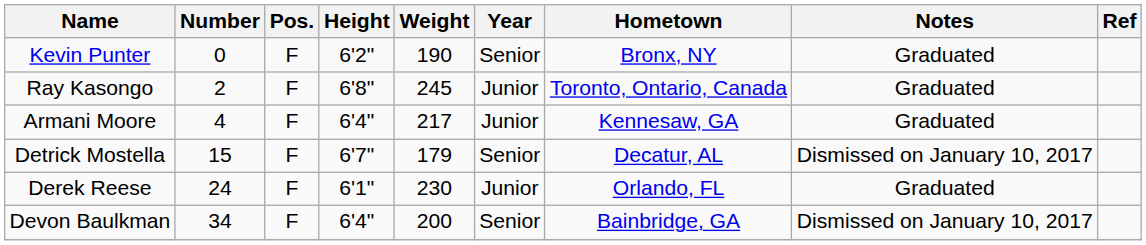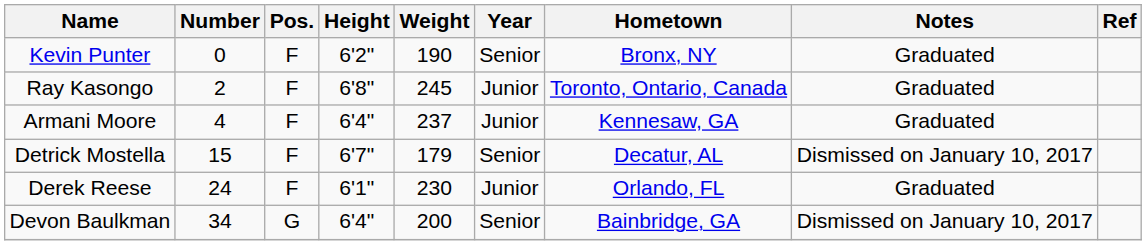(434, 121) 217 -> (434, 121) 237
(292, 222) F -> (292, 222) G
